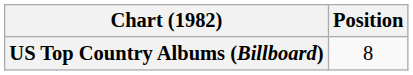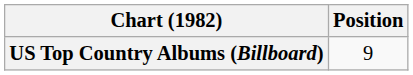(368, 53) 8 -> (368, 53) 9
